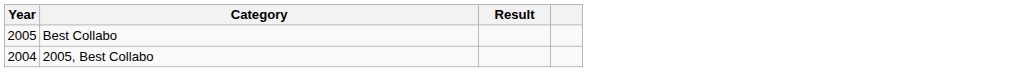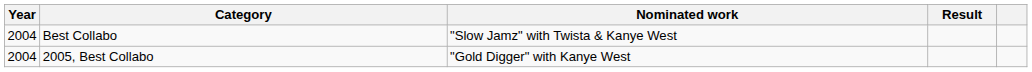+ column: (687, 14)
(22, 35) 2005 -> (22, 35) 2004
